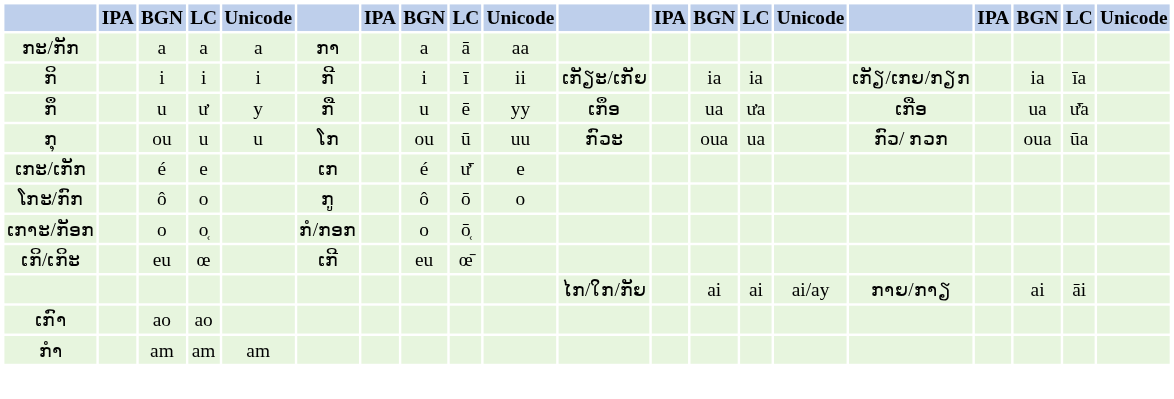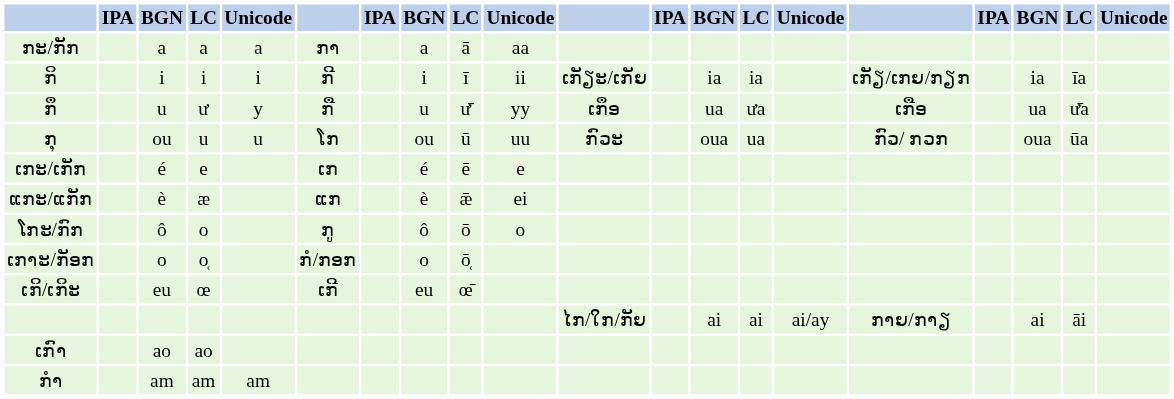(466, 107) ē -> (466, 107) ư̄
(466, 168) ư̄ -> (466, 168) ē
+ row: (51, 199)
